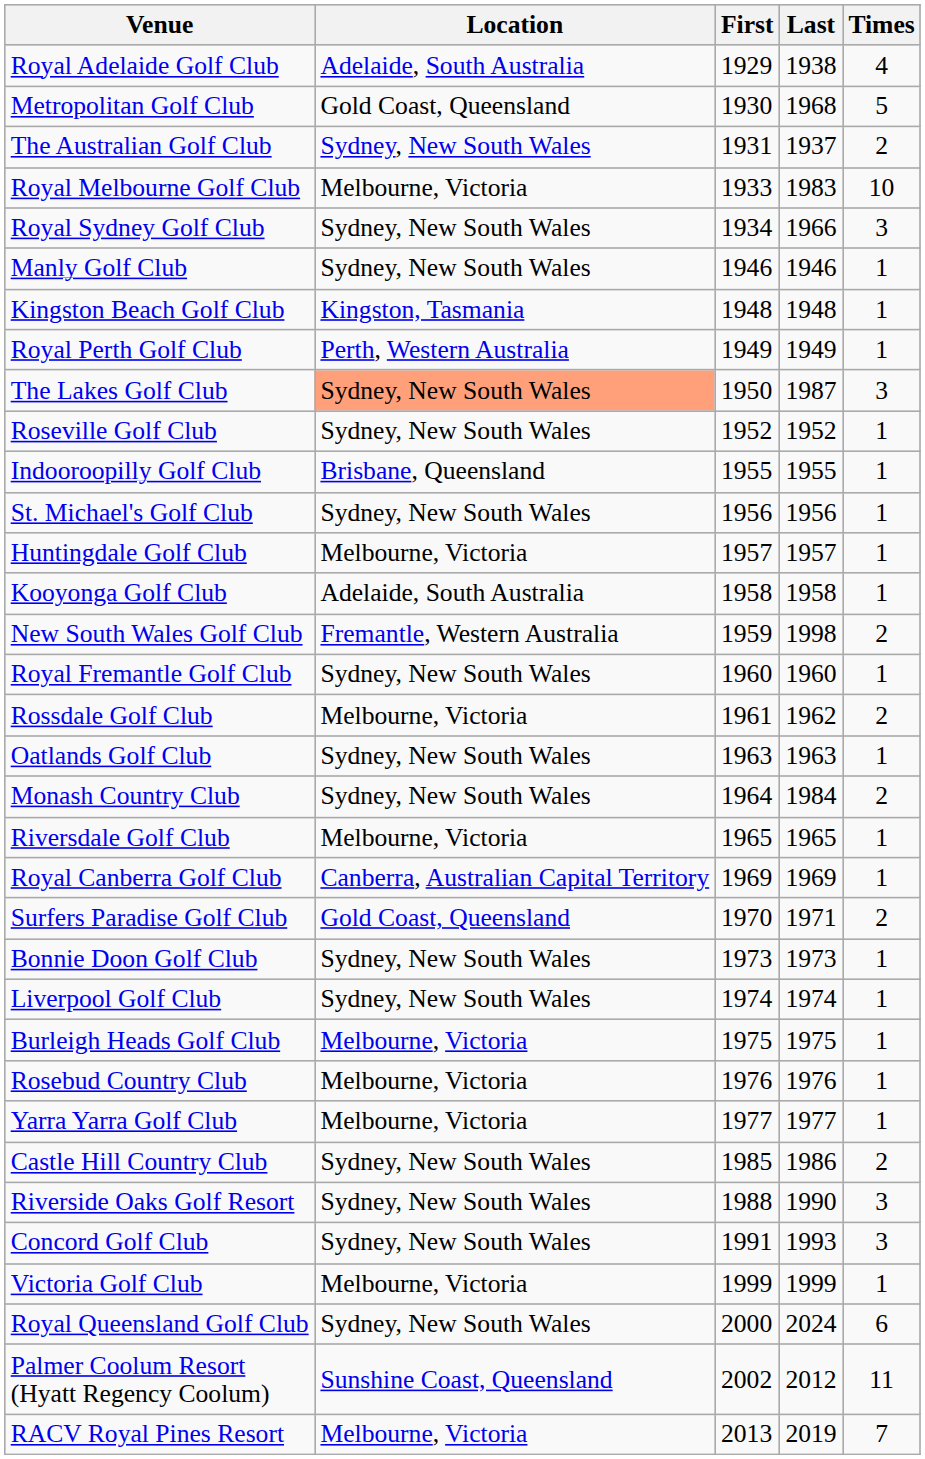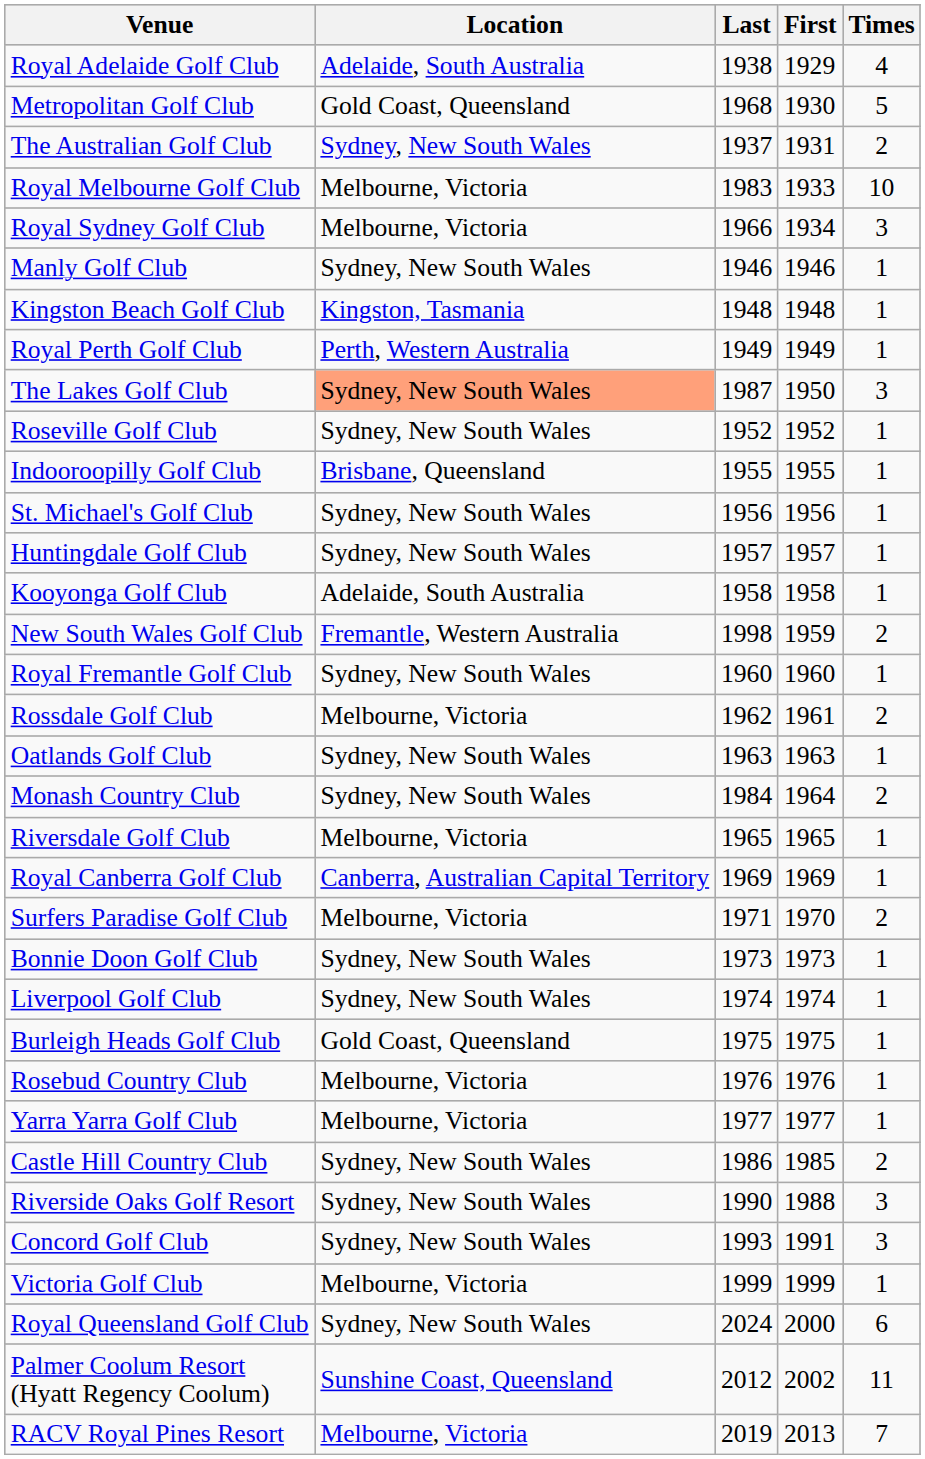columns swapped: (747, 24) <-> (811, 24)
(456, 227) Sydney, New South Wales -> (424, 227) Melbourne, Victoria
(424, 552) Melbourne, Victoria -> (456, 552) Sydney, New South Wales
(445, 918) Gold Coast, Queensland -> (424, 918) Melbourne, Victoria
(424, 1039) Melbourne, Victoria -> (445, 1039) Gold Coast, Queensland
